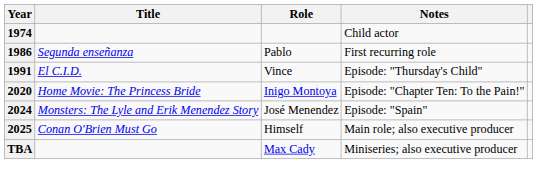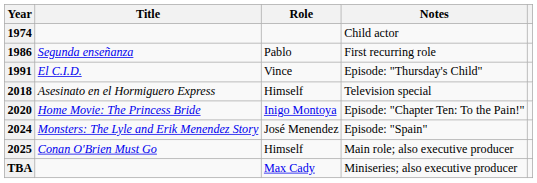+ row: (20, 91)
